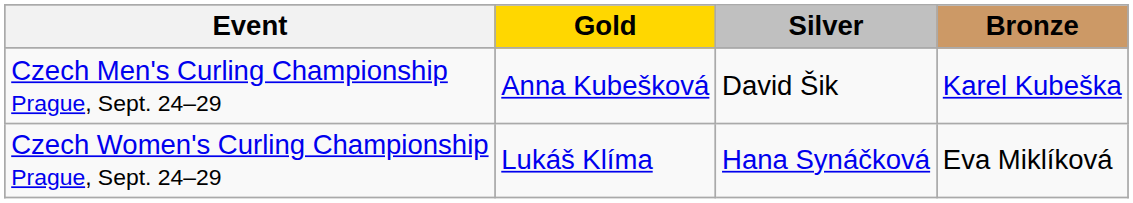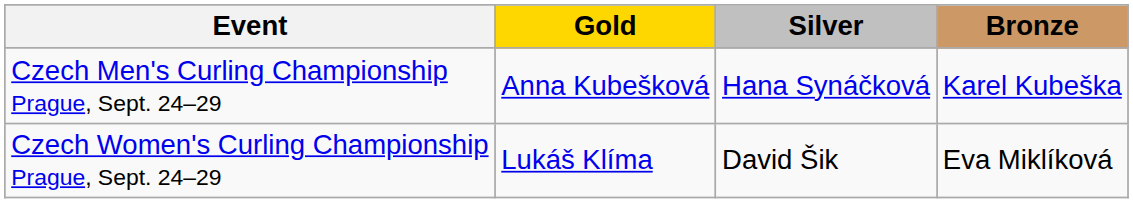(780, 85) David Šik -> (826, 85) Hana Synáčková
(826, 160) Hana Synáčková -> (780, 160) David Šik
